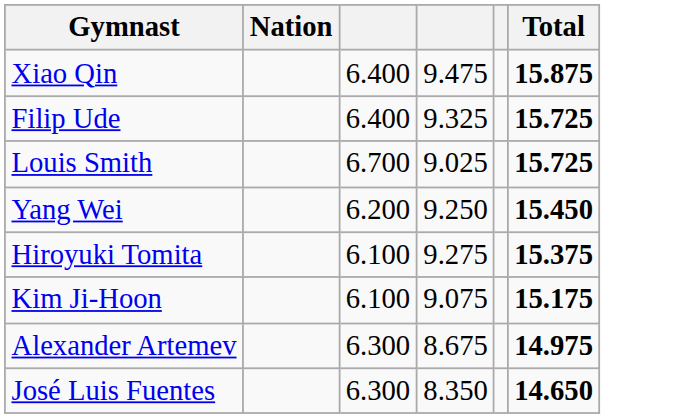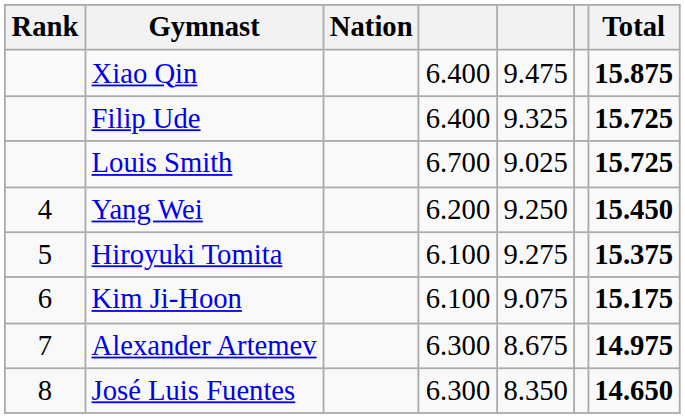+ column: (45, 27)
